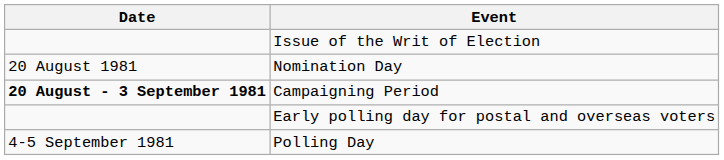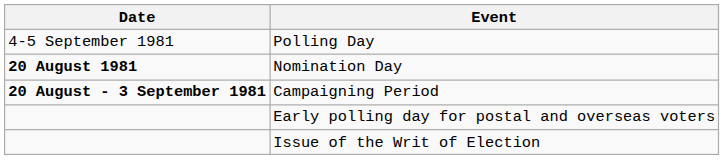rows swapped: (407, 42) <-> (324, 142)
(73, 67) normal -> (73, 67) bold
